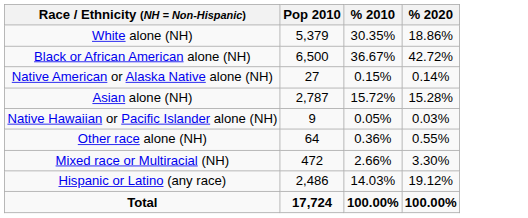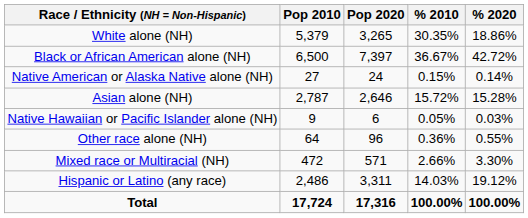+ column: (376, 14)
